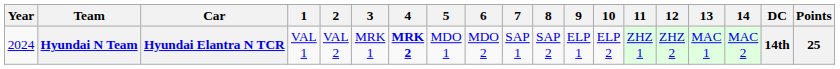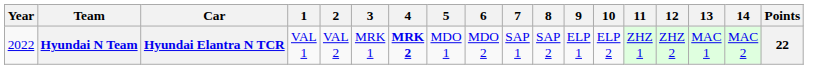- column: (777, 15)
(21, 44) 2024 -> (21, 44) 2022
(814, 44) 25 -> (782, 44) 22
